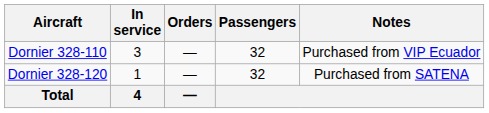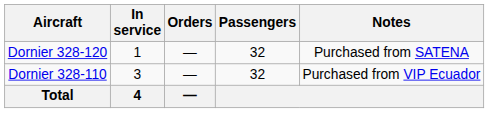rows swapped: (58, 52) <-> (58, 74)
